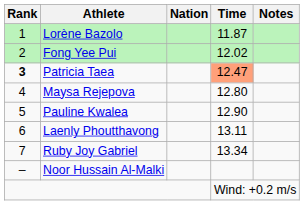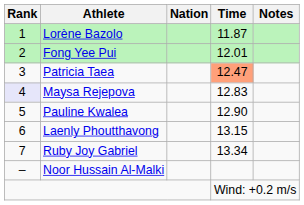(232, 53) 12.02 -> (232, 53) 12.01
(22, 72) bold -> (22, 72) normal
(22, 92) no background -> (22, 92) lavender background
(232, 92) 12.80 -> (232, 92) 12.83
(232, 131) 13.11 -> (232, 131) 13.15
